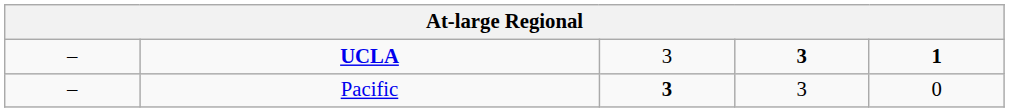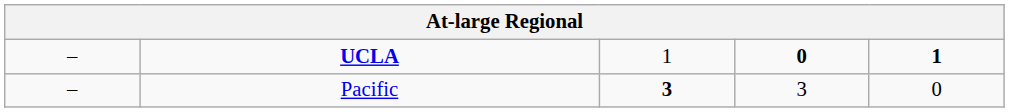(667, 56) 3 -> (667, 56) 1
(802, 56) 3 -> (802, 56) 0
